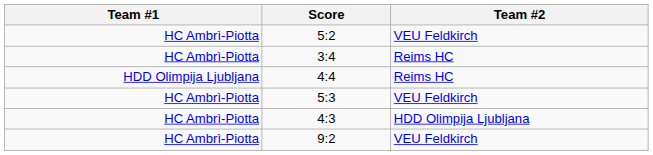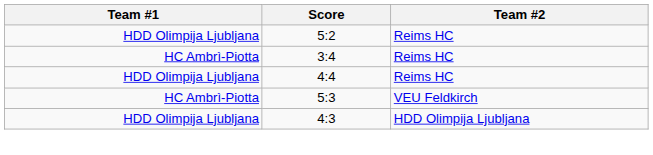(212, 35) HC Ambrì-Piotta -> (191, 35) HDD Olimpija Ljubljana
(436, 35) VEU Feldkirch -> (424, 35) Reims HC
(212, 118) HC Ambrì-Piotta -> (191, 118) HDD Olimpija Ljubljana
- row: (326, 139)
